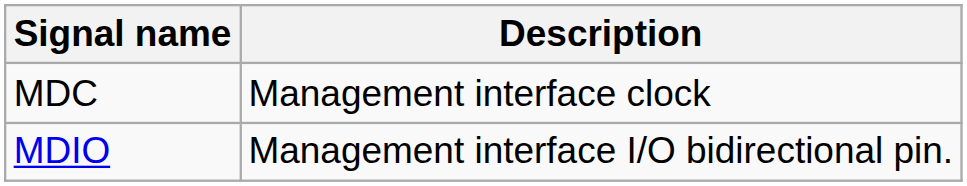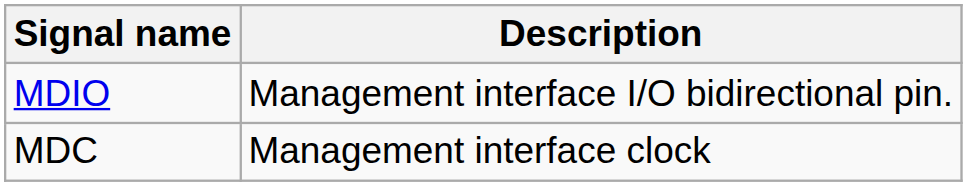rows swapped: (56, 92) <-> (62, 151)
